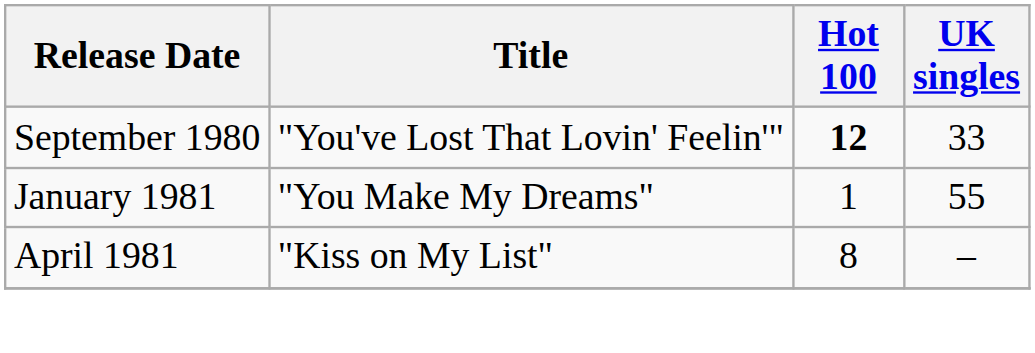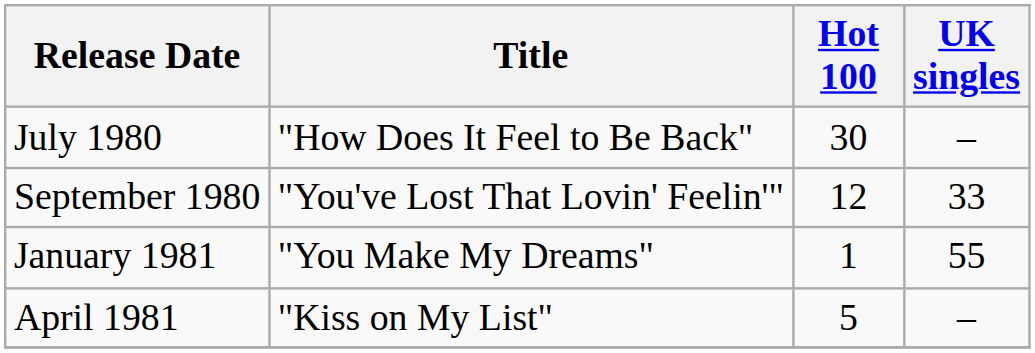+ row: (88, 136)
(848, 136) bold -> (848, 196) normal
(848, 256) 8 -> (848, 316) 5
